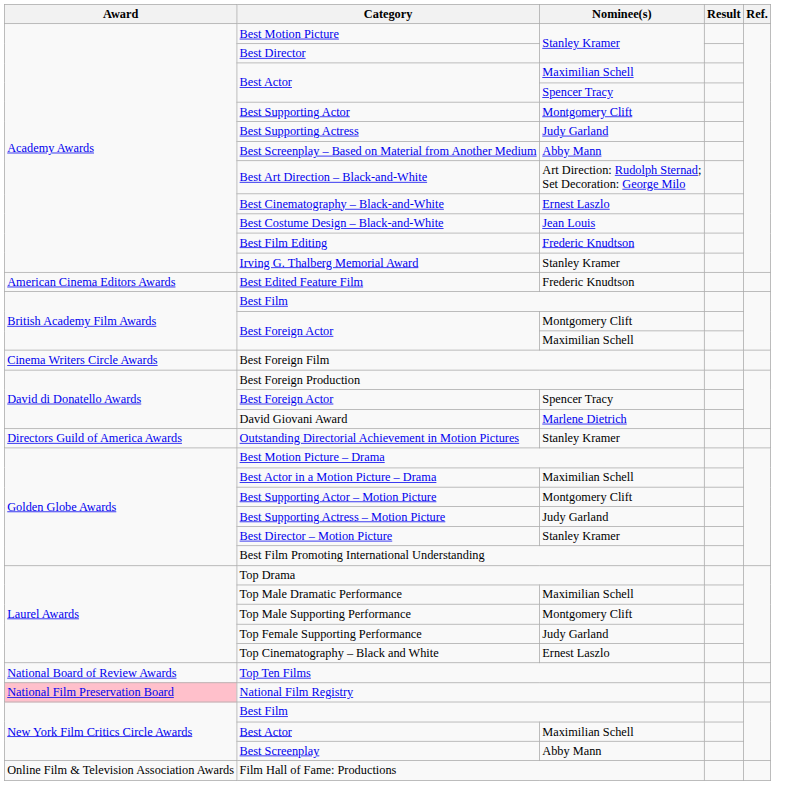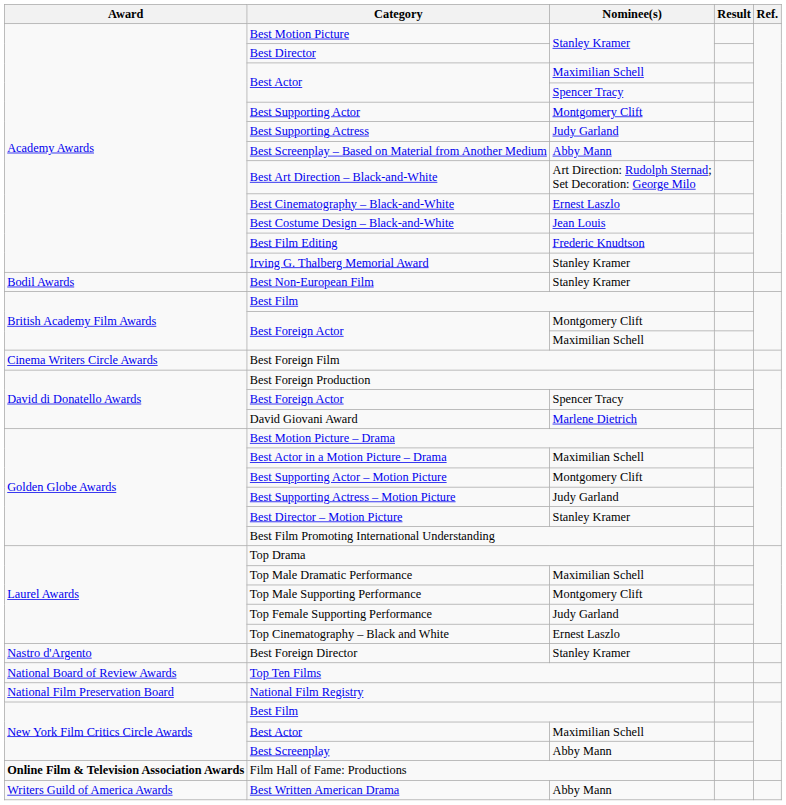- row: (301, 282)
+ row: (312, 282)
- row: (379, 438)
+ row: (304, 653)
(91, 692) pink background -> (91, 692) no background
(121, 770) normal -> (126, 770) bold
+ row: (325, 790)
